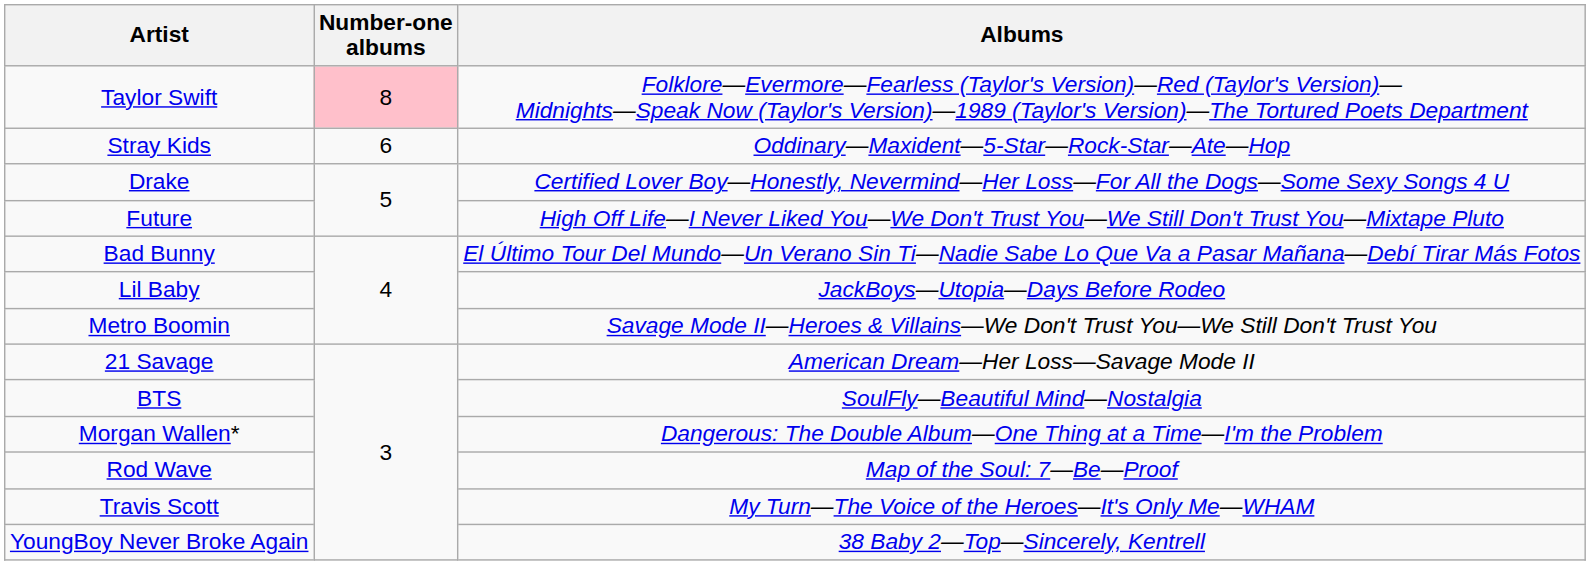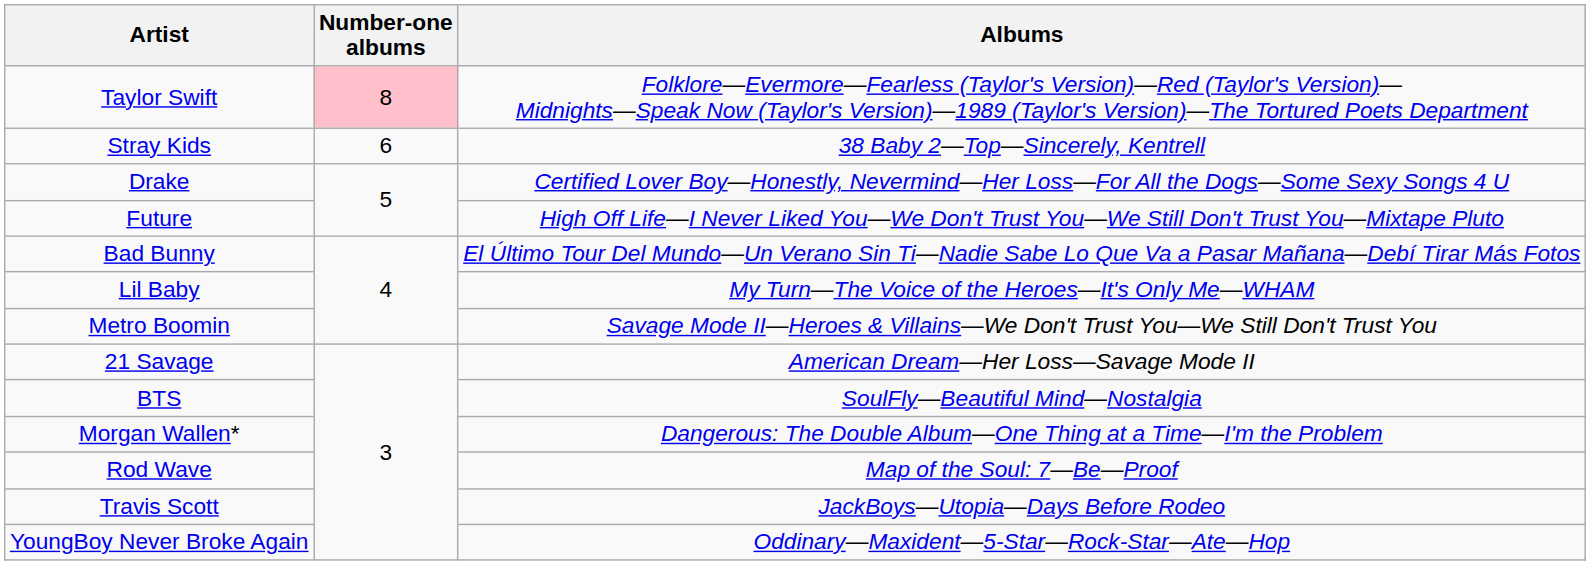(1022, 145) Oddinary—Maxident—5-Star—Rock-Star—Ate—Hop -> (1022, 145) 38 Baby 2—Top—Sincerely, Kentrell
(1022, 289) JackBoys—Utopia—Days Before Rodeo -> (1022, 289) My Turn—The Voice of the Heroes—It's Only Me—WHAM
(1022, 506) My Turn—The Voice of the Heroes—It's Only Me—WHAM -> (1022, 506) JackBoys—Utopia—Days Before Rodeo
(1022, 542) 38 Baby 2—Top—Sincerely, Kentrell -> (1022, 542) Oddinary—Maxident—5-Star—Rock-Star—Ate—Hop
